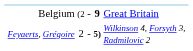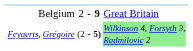(81, 14) (2 -> (81, 13) 2
(81, 34) 2 -> (81, 34) (2
(144, 34) no background -> (144, 34) lightgreen background
